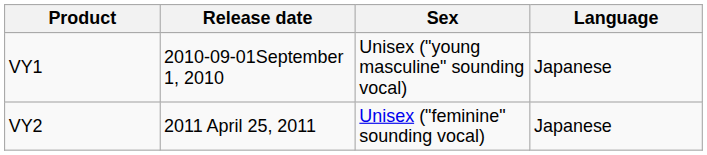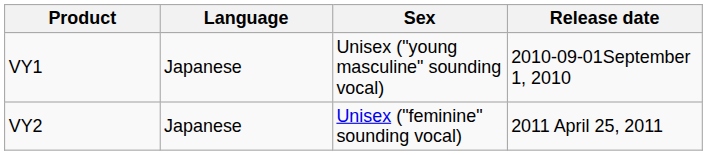columns swapped: (616, 18) <-> (258, 18)
